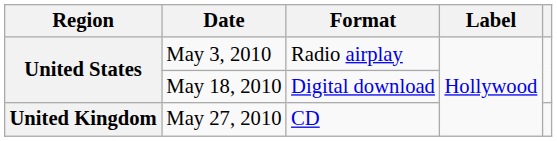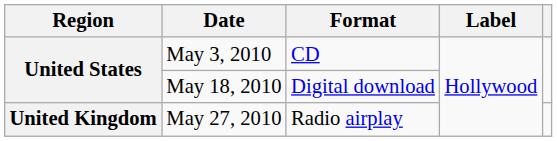(347, 53) Radio airplay -> (305, 53) CD
(305, 119) CD -> (347, 119) Radio airplay
